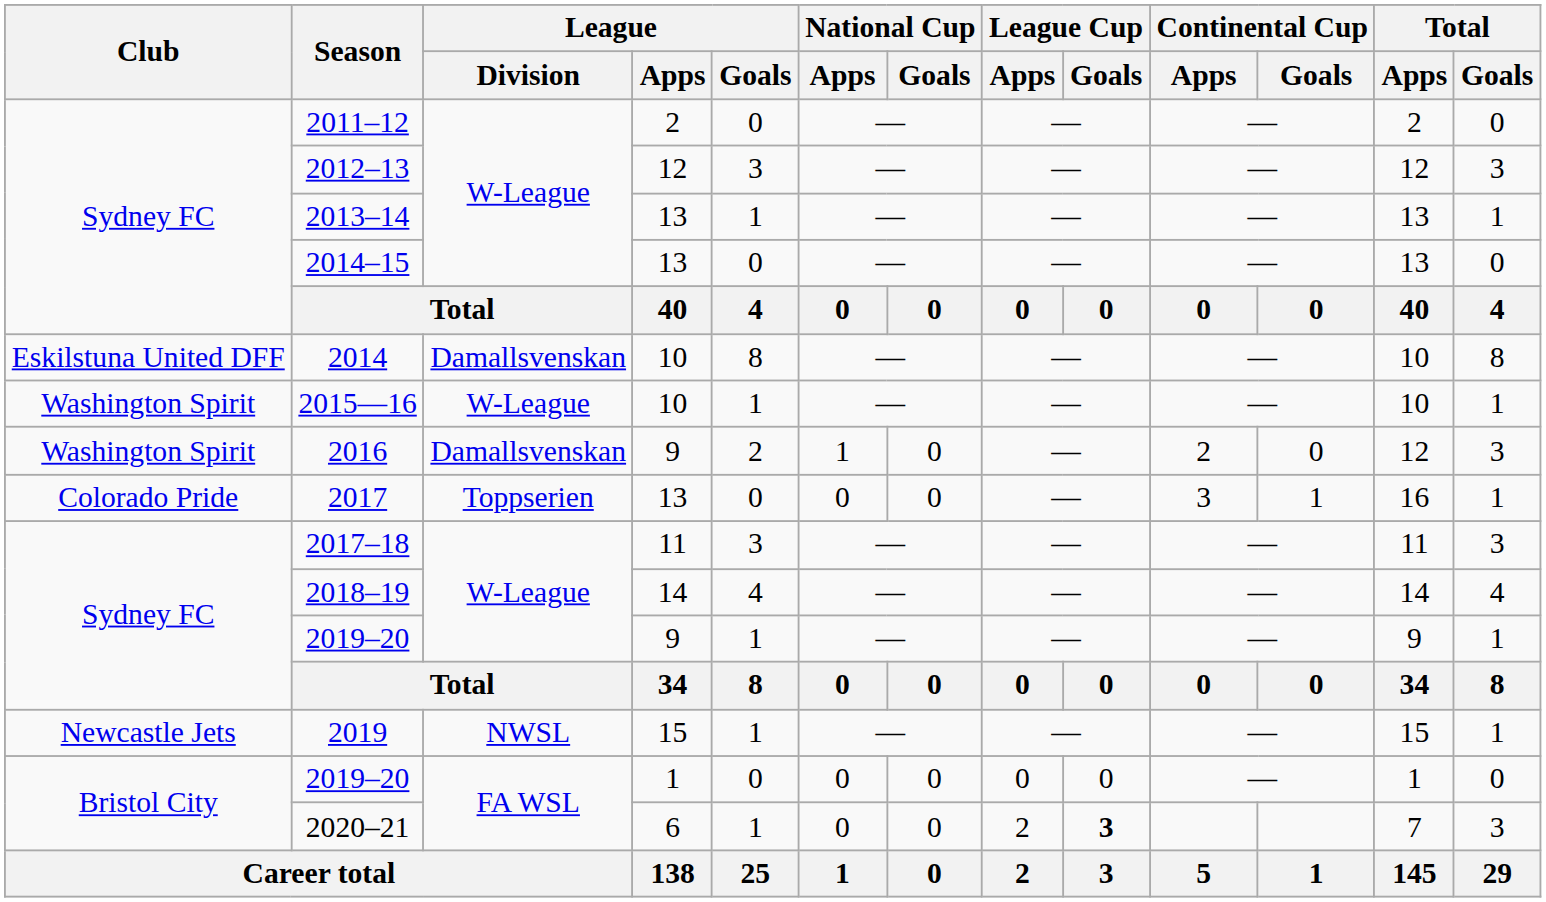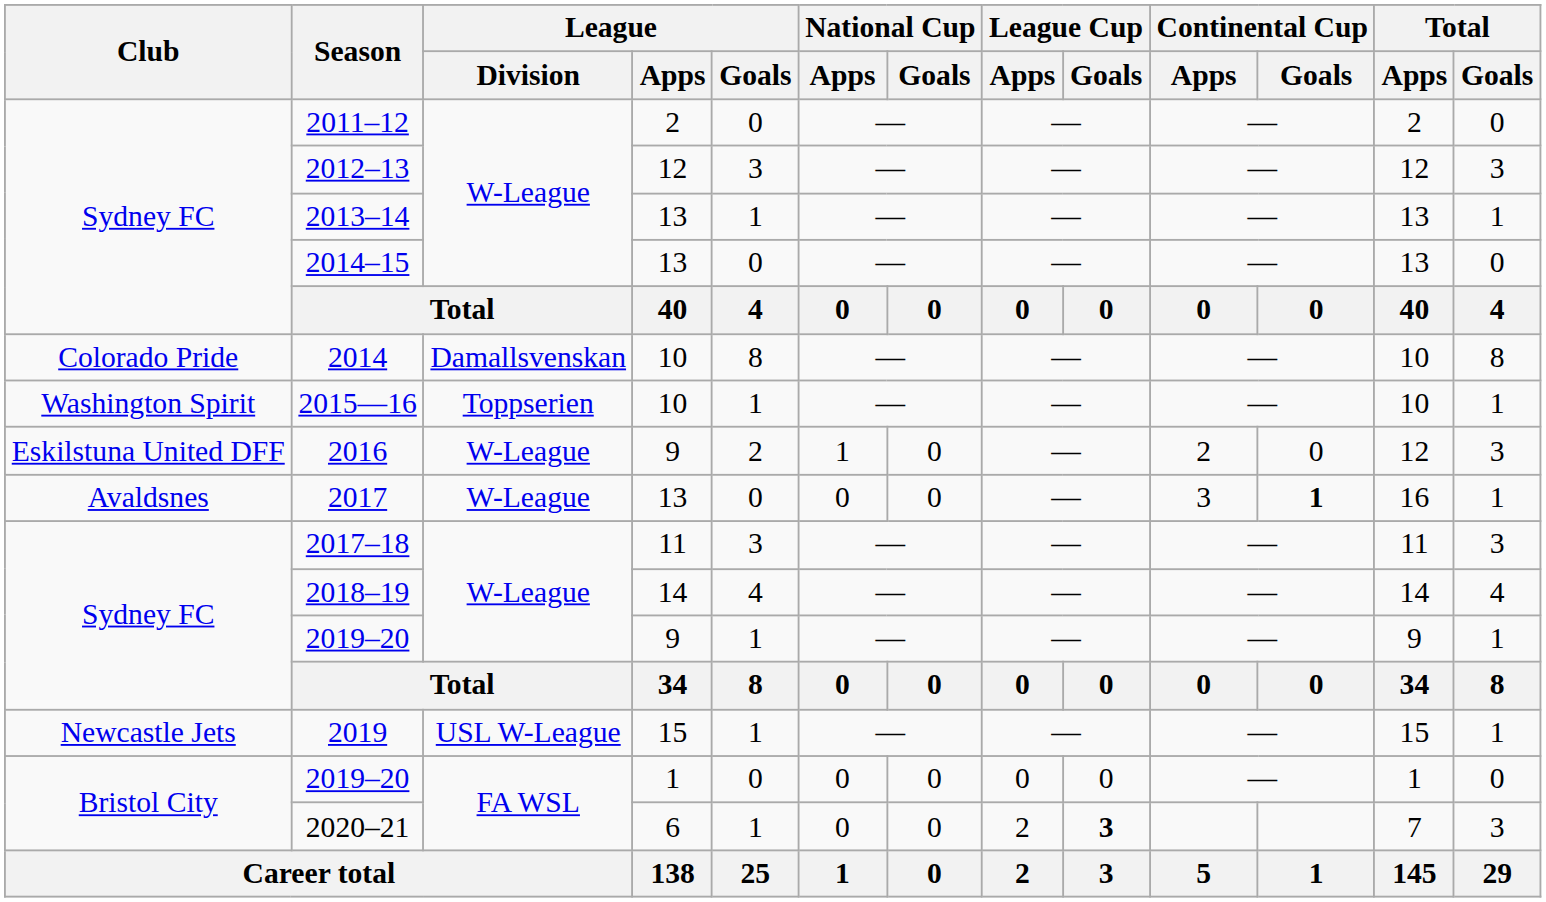(148, 356) Eskilstuna United DFF -> (148, 356) Colorado Pride
(528, 403) W-League -> (528, 403) Toppserien
(148, 450) Washington Spirit -> (148, 450) Eskilstuna United DFF
(528, 450) Damallsvenskan -> (528, 450) W-League
(148, 497) Colorado Pride -> (148, 497) Avaldsnes
(528, 497) Toppserien -> (528, 497) W-League
(1316, 497) normal -> (1316, 497) bold
(528, 732) NWSL -> (528, 732) USL W-League
